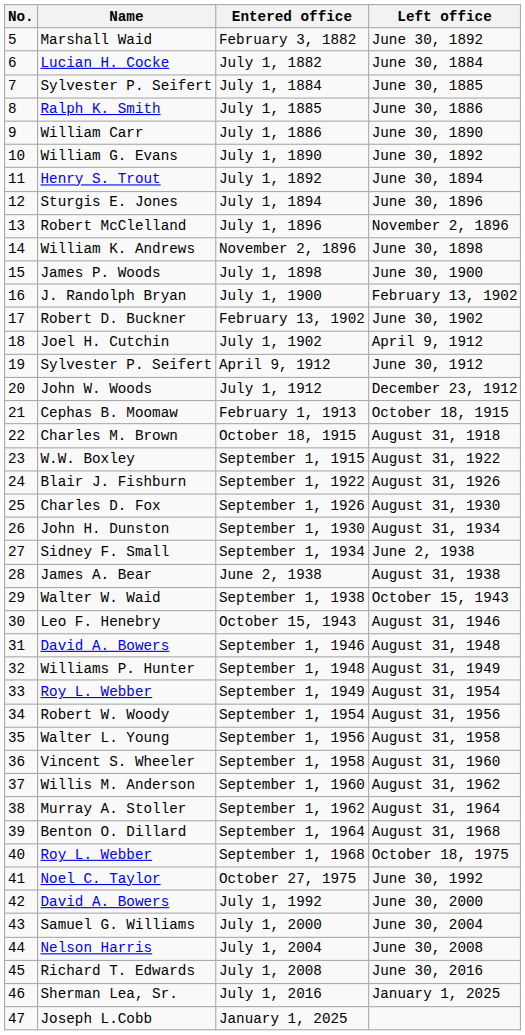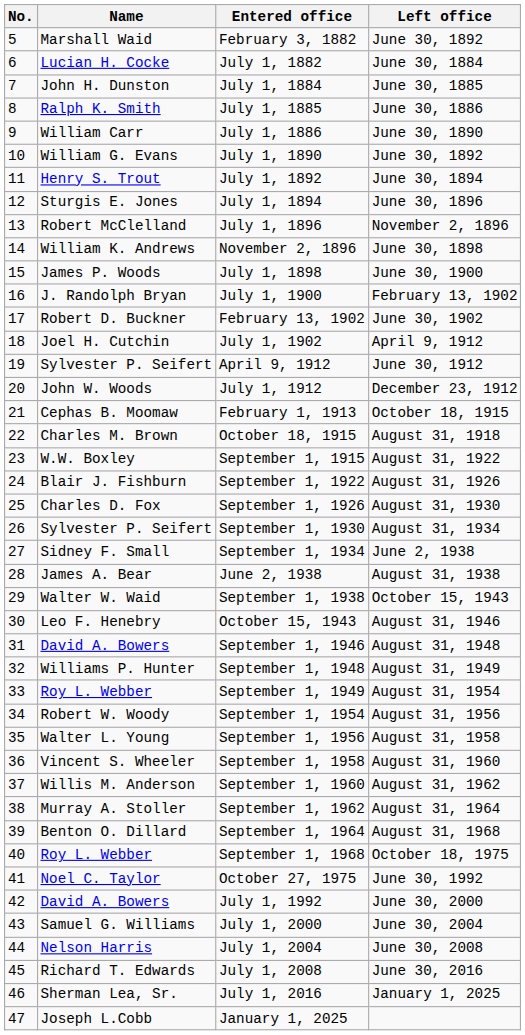(126, 86) Sylvester P. Seifert -> (105, 86) John H. Dunston
(105, 529) John H. Dunston -> (126, 529) Sylvester P. Seifert
